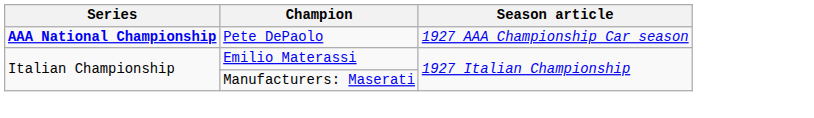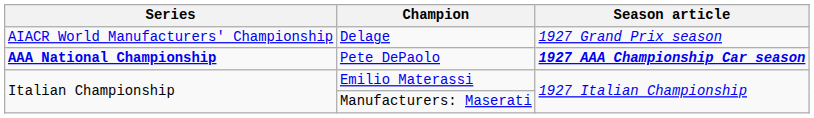+ row: (365, 37)
(555, 37) normal -> (672, 59) bold
